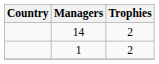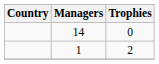(130, 31) 2 -> (130, 31) 0
